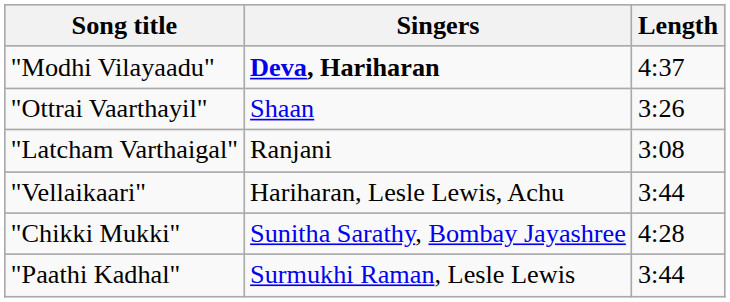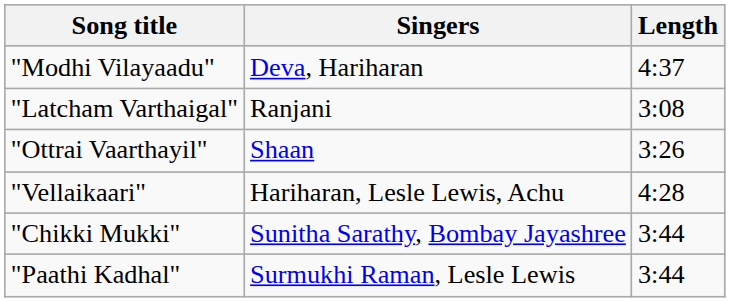(345, 66) bold -> (337, 66) normal
rows swapped: (124, 150) <-> (109, 108)
(661, 191) 3:44 -> (661, 191) 4:28
(661, 233) 4:28 -> (661, 233) 3:44
